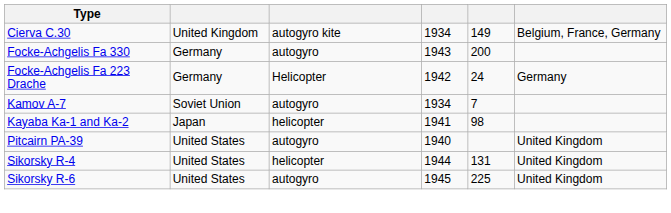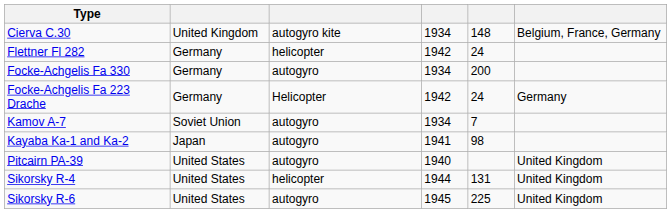(481, 33) 149 -> (481, 33) 148
+ row: (46, 52)
(438, 52) 1943 -> (438, 71) 1934
(298, 122) helicopter -> (295, 141) autogyro
